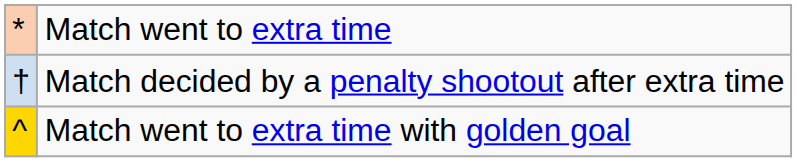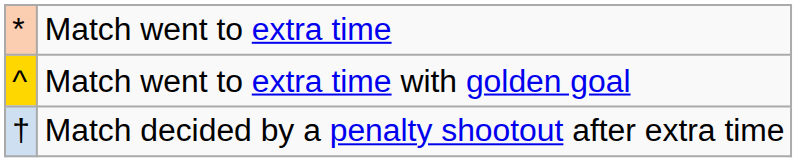rows swapped: (338, 130) <-> (415, 80)
